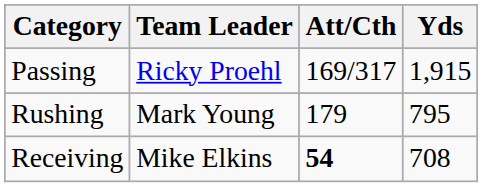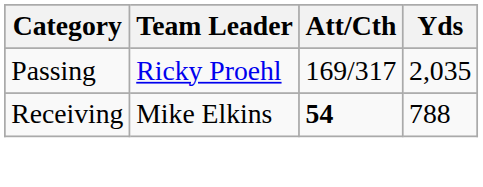(440, 70) 1,915 -> (440, 70) 2,035
- row: (57, 114)
(430, 158) 708 -> (430, 114) 788
